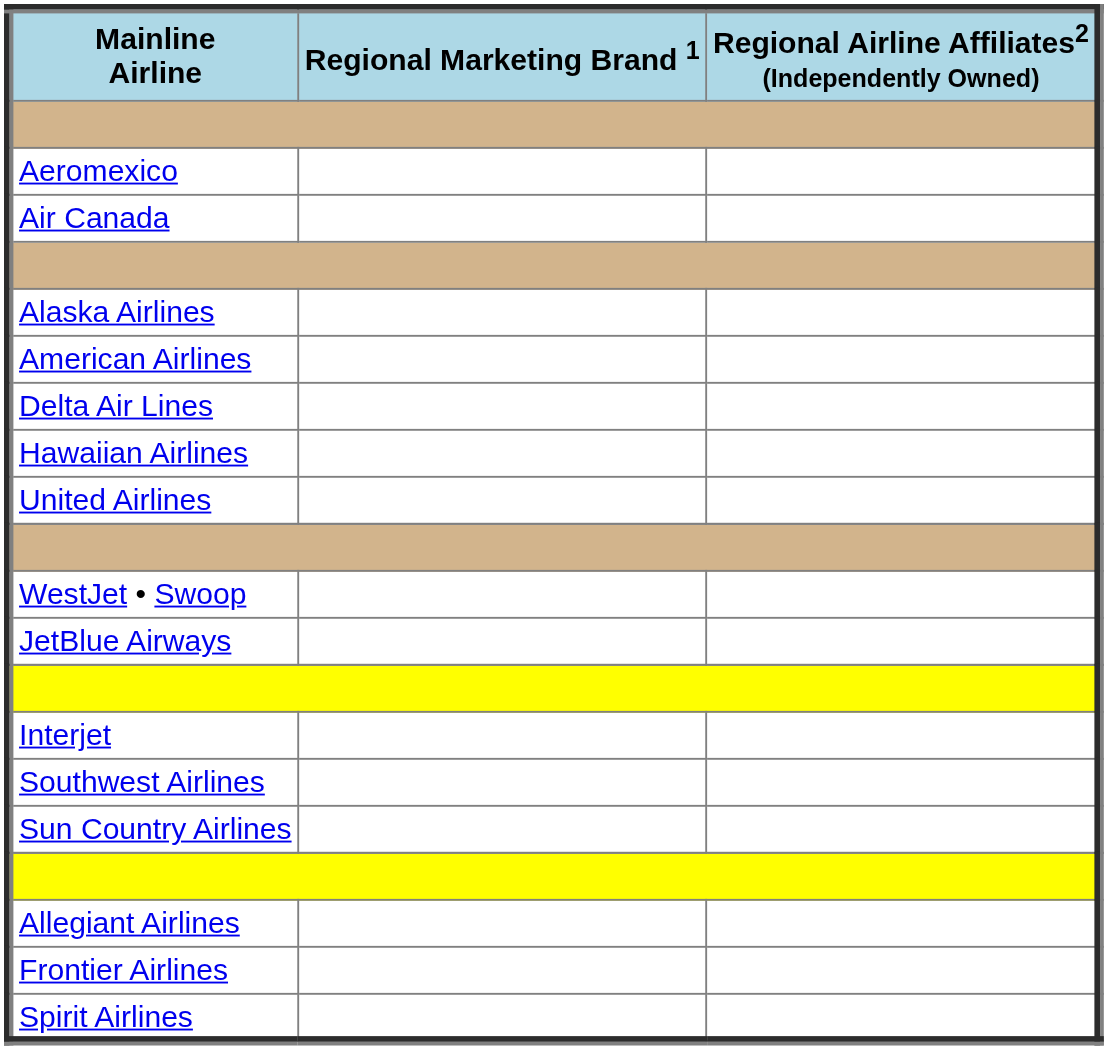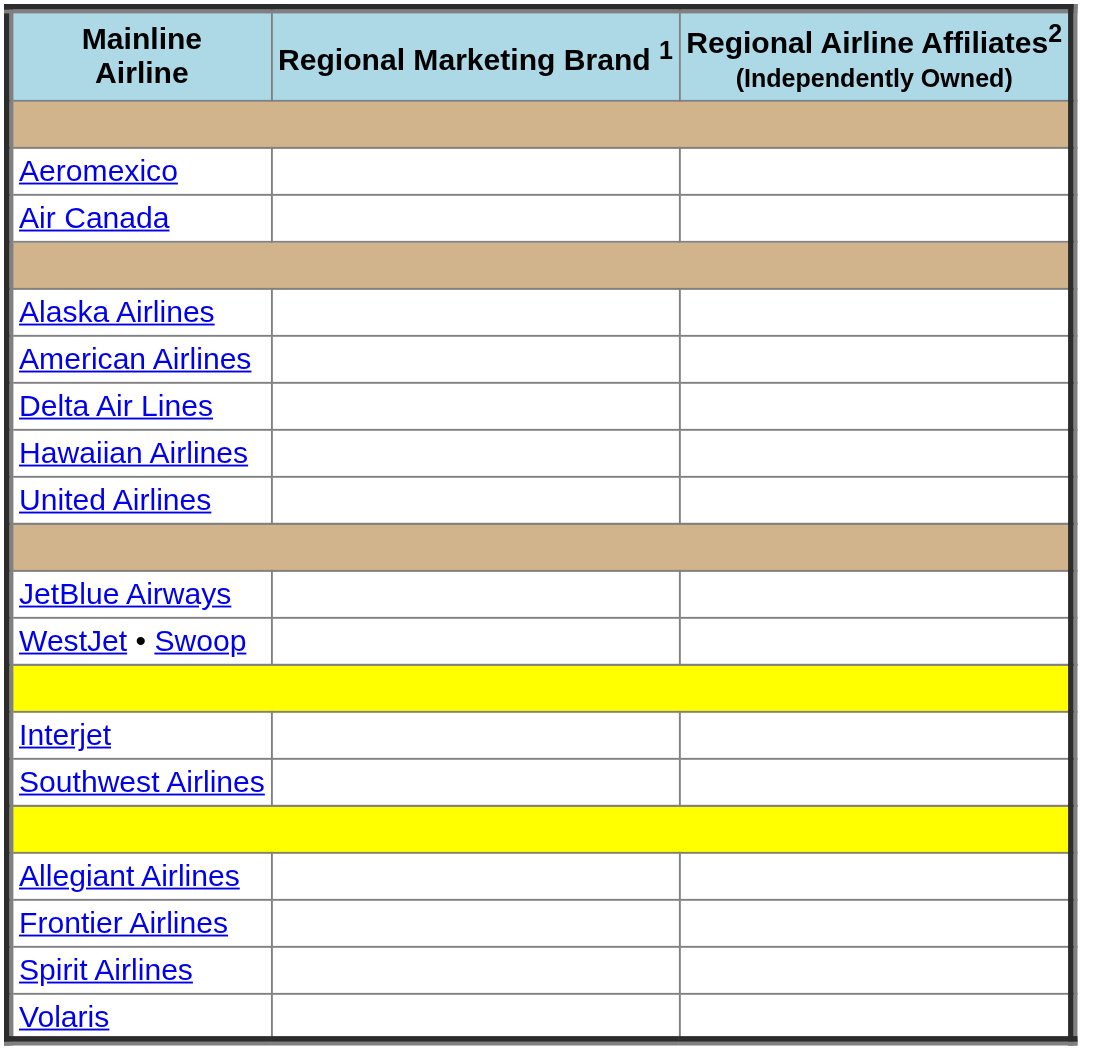rows swapped: (125, 641) <-> (133, 594)
- row: (155, 829)
+ row: (64, 1017)
